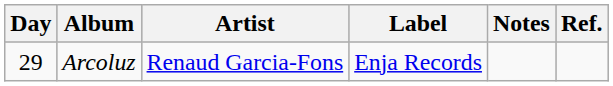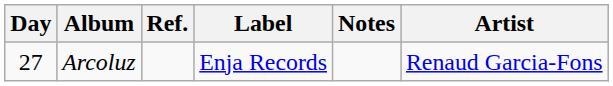columns swapped: (245, 23) <-> (582, 23)
(31, 61) 29 -> (31, 61) 27
